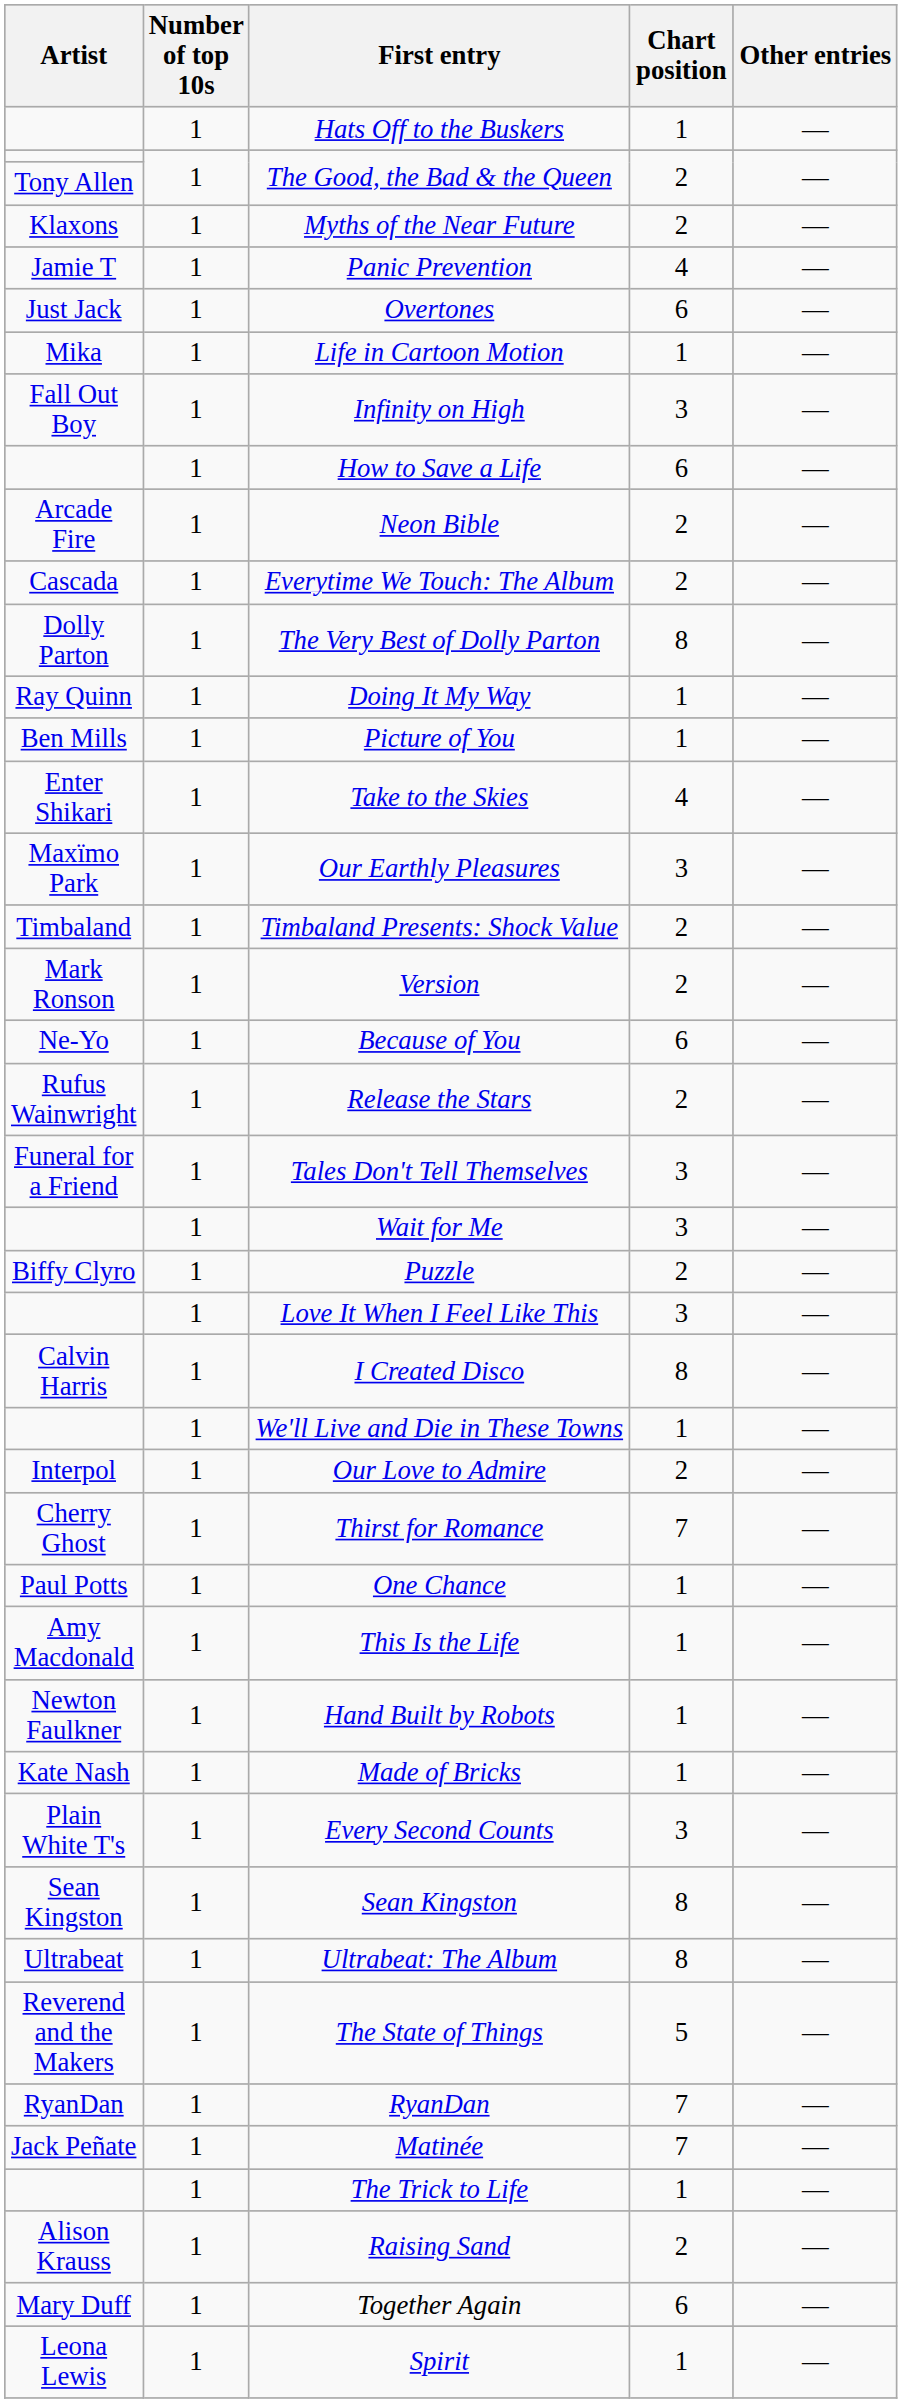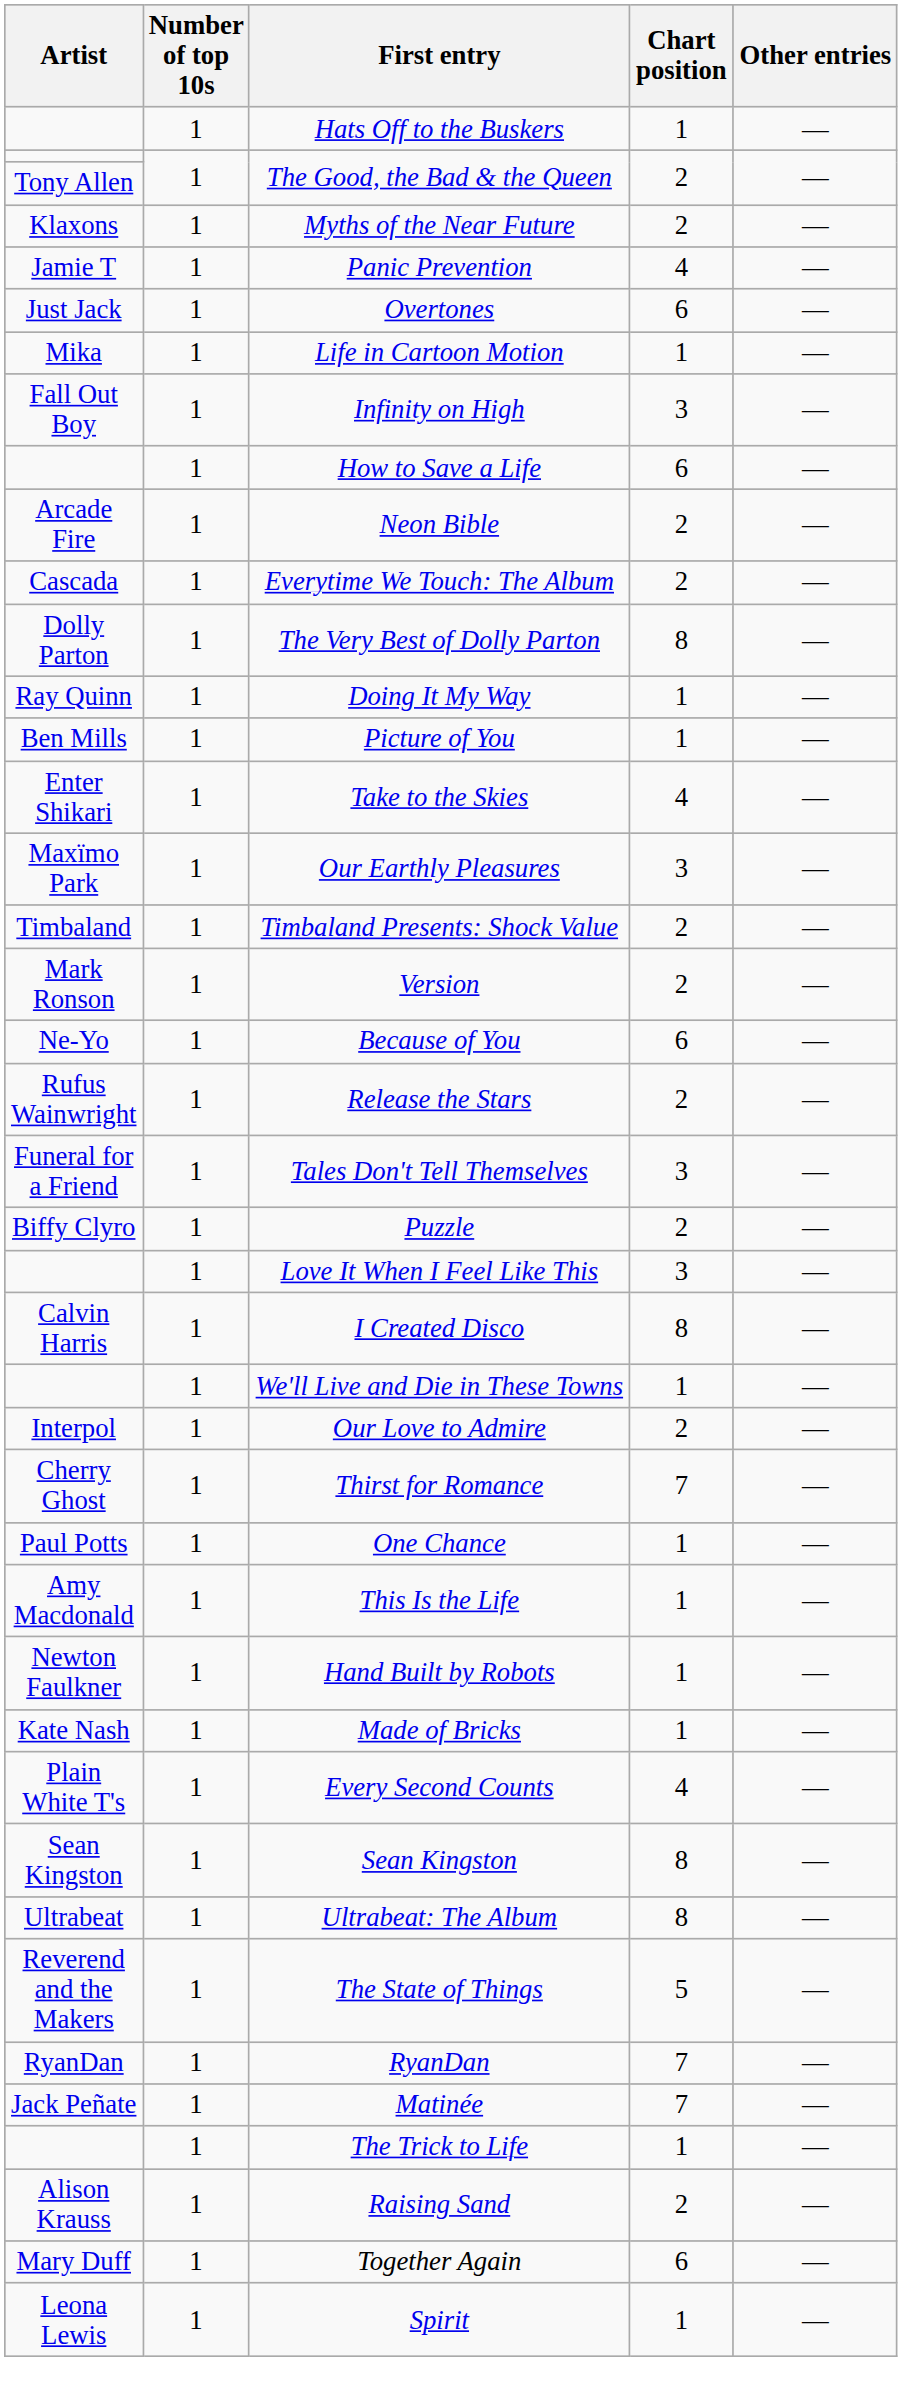- row: (74, 1229)
(681, 1829) 3 -> (681, 1787) 4
